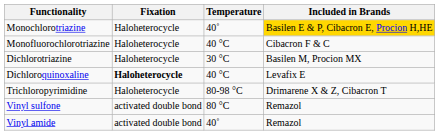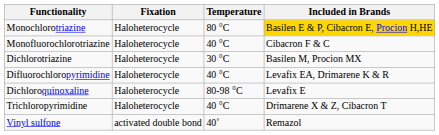(213, 28) 40˚ -> (218, 28) 80 °C
+ row: (58, 75)
(148, 75) bold -> (147, 91) normal
(218, 75) 40 °C -> (224, 91) 80-98 °C
(224, 91) 80-98 °C -> (218, 106) 40 °C
(218, 106) 80 °C -> (213, 122) 40˚
- row: (31, 122)
